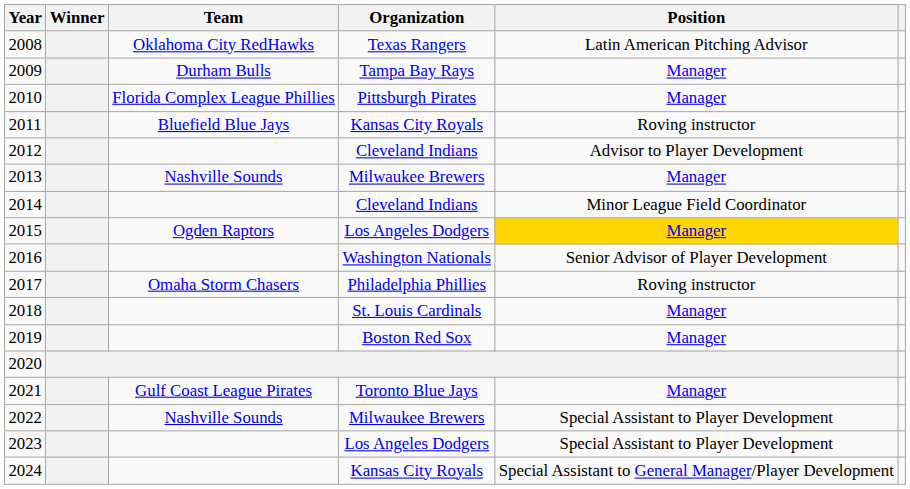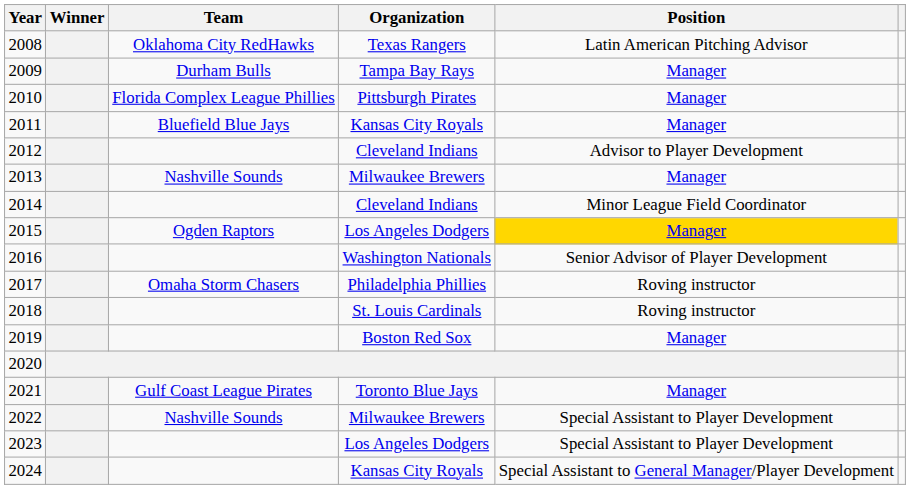(696, 124) Roving instructor -> (696, 124) Manager
(696, 310) Manager -> (696, 310) Roving instructor
